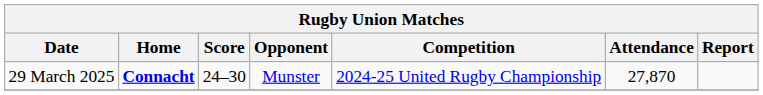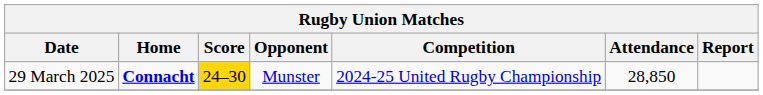(224, 76) no background -> (224, 76) gold background
(651, 76) 27,870 -> (651, 76) 28,850
